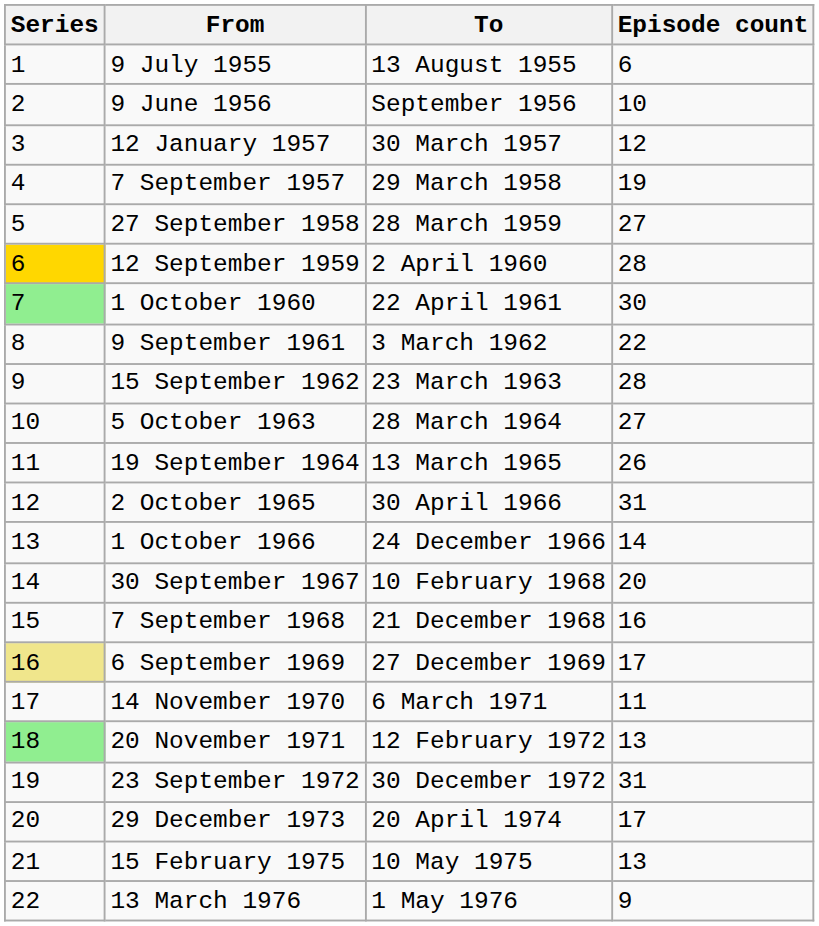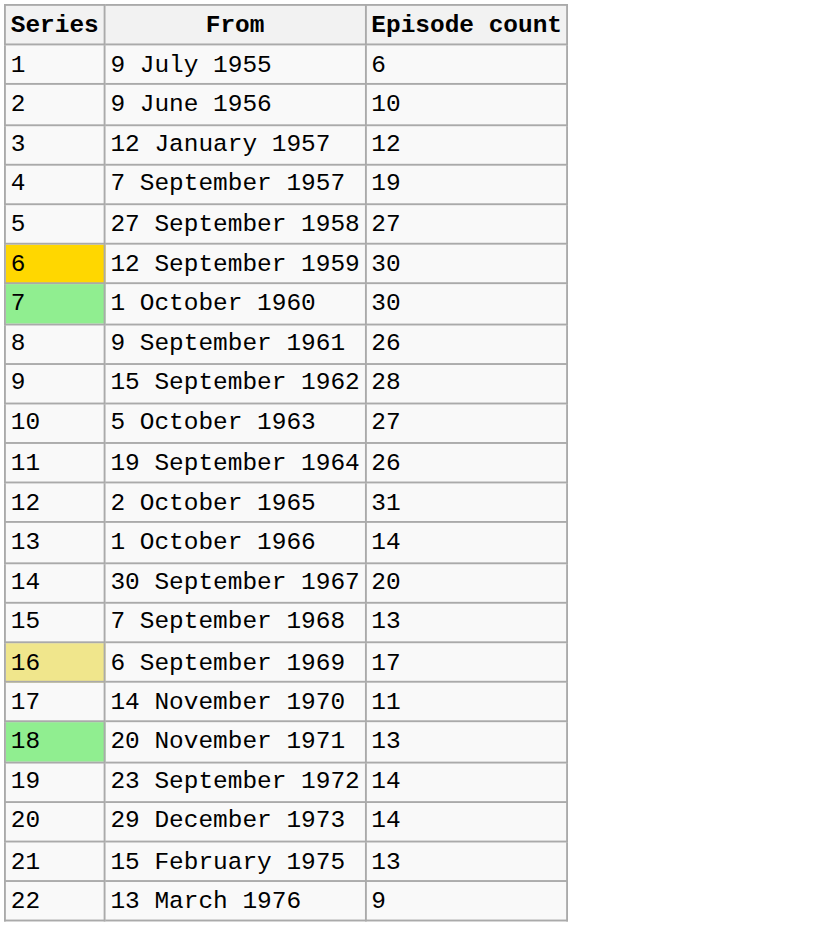- column: (489, 25)
(632, 264) 28 -> (386, 264) 30
(632, 344) 22 -> (386, 344) 26
(632, 622) 16 -> (386, 622) 13
(632, 782) 31 -> (386, 782) 14
(632, 822) 17 -> (386, 822) 14
